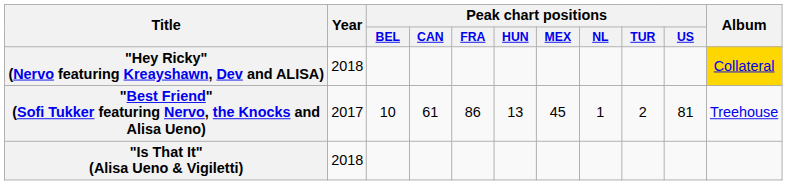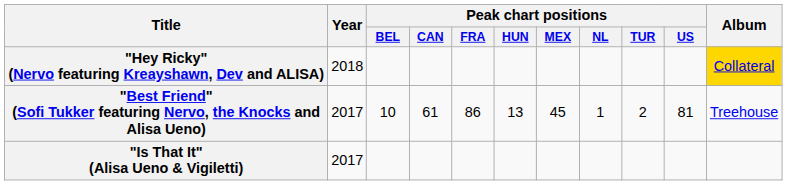(347, 160) 2018 -> (347, 160) 2017
